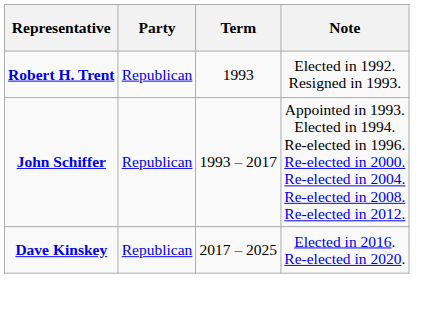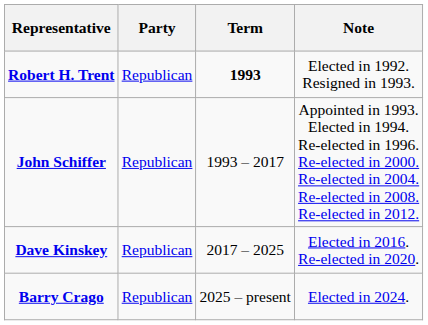(238, 74) normal -> (245, 74) bold
+ row: (61, 296)
